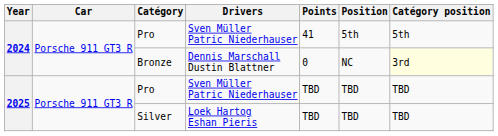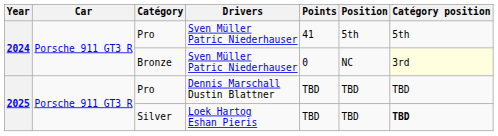(234, 62) Dennis Marschall Dustin Blattner -> (243, 62) Sven Müller Patric Niederhauser
(243, 89) Sven Müller Patric Niederhauser -> (234, 89) Dennis Marschall Dustin Blattner
(401, 117) normal -> (401, 117) bold
